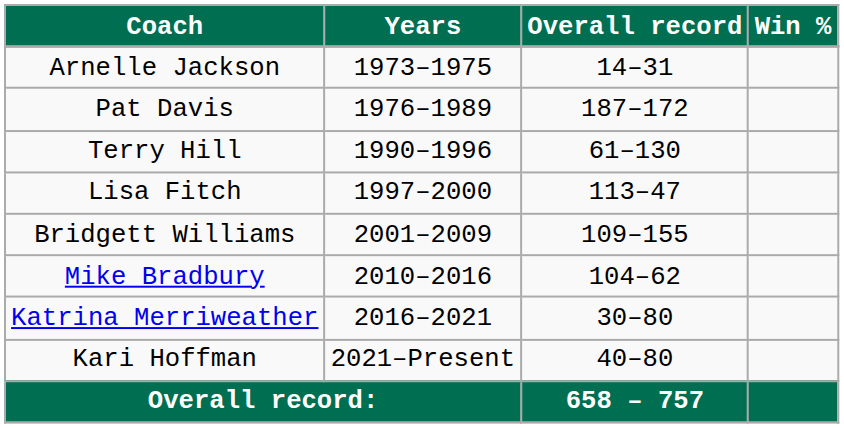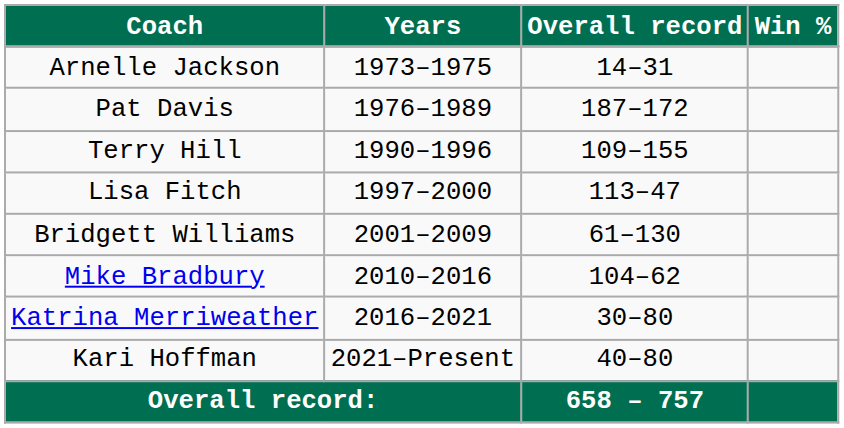(635, 151) 61–130 -> (635, 151) 109–155
(635, 235) 109–155 -> (635, 235) 61–130
